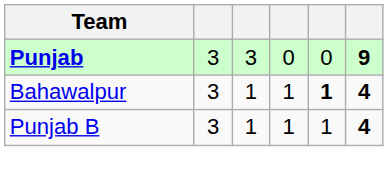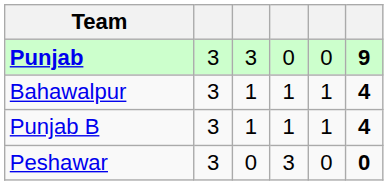(326, 92) bold -> (326, 92) normal
+ row: (59, 162)
